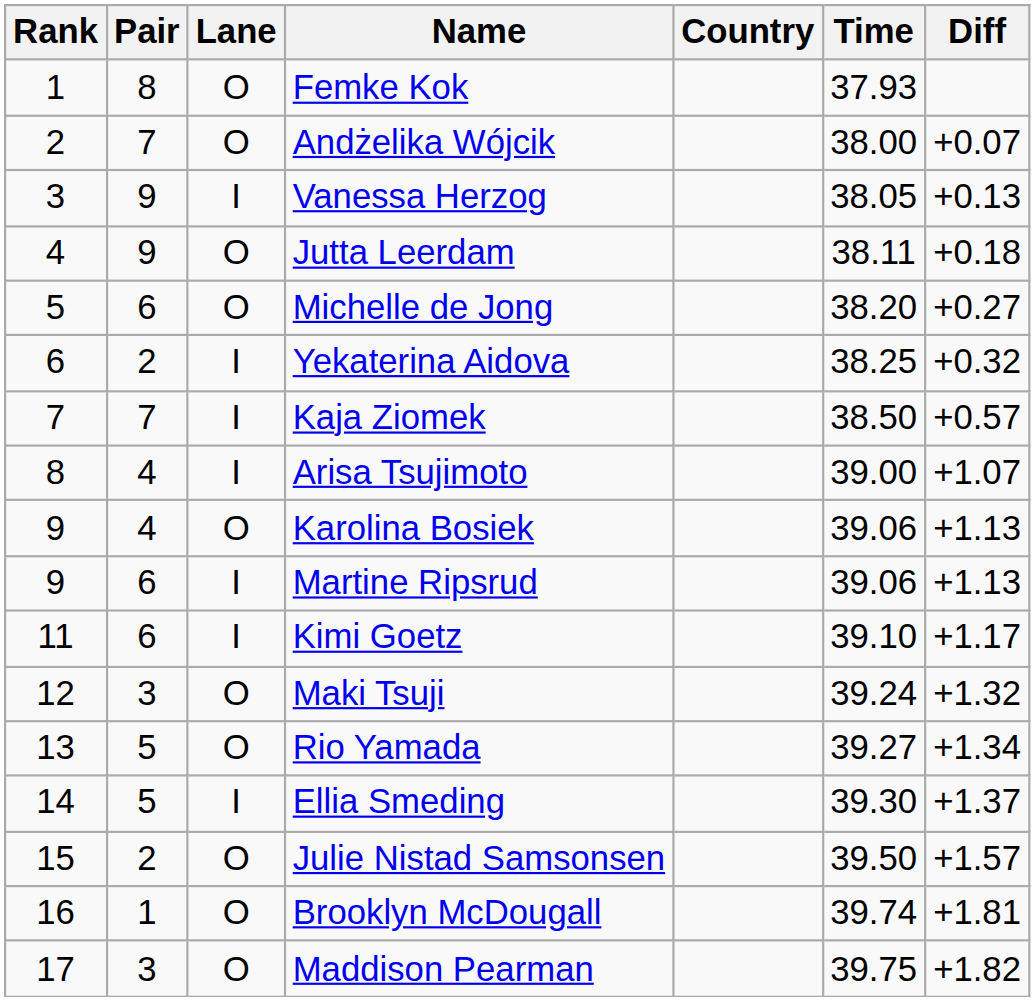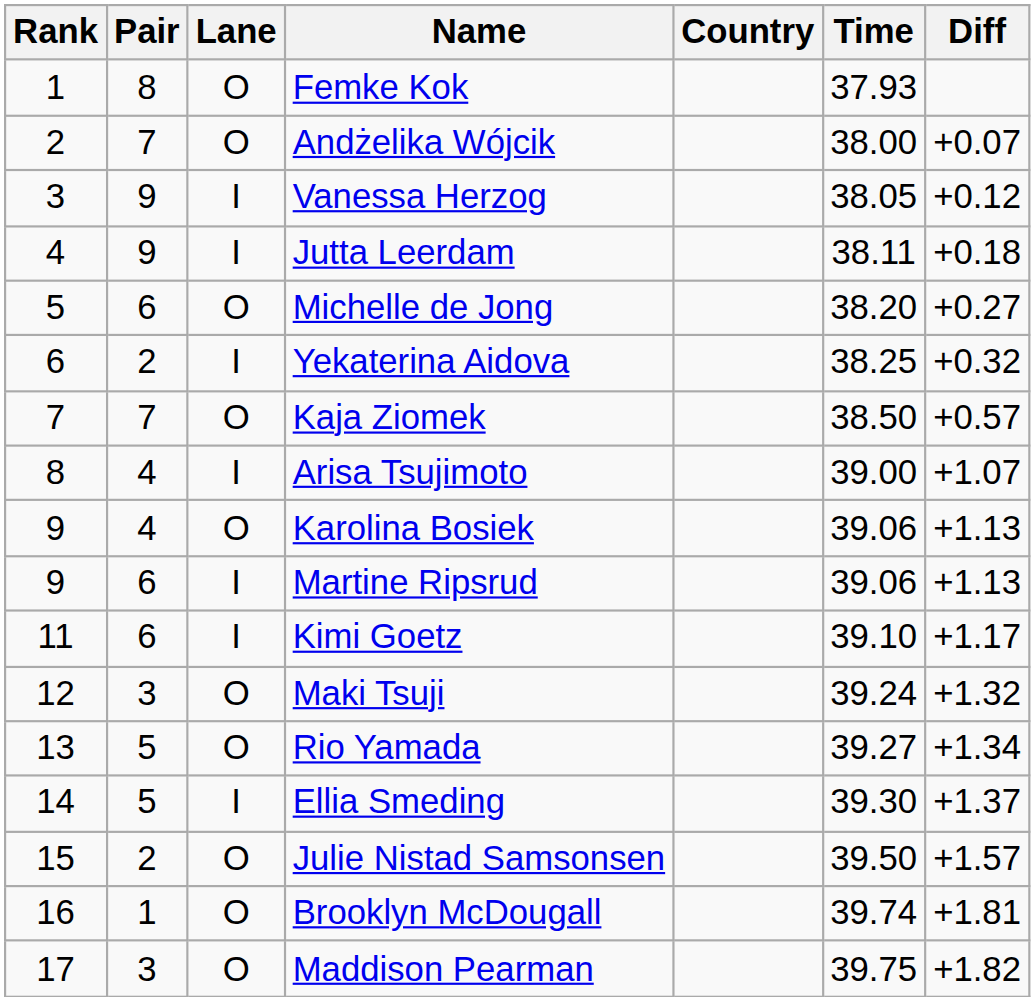(977, 197) +0.13 -> (977, 197) +0.12
(236, 252) O -> (236, 252) I
(236, 417) I -> (236, 417) O
